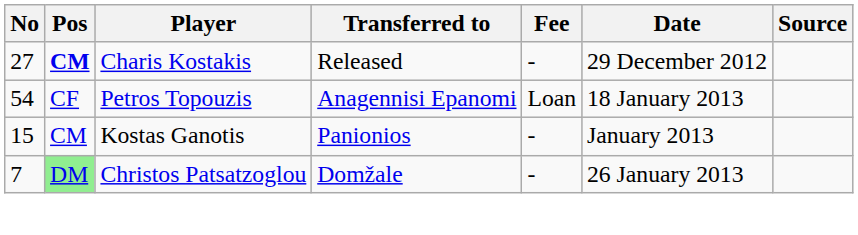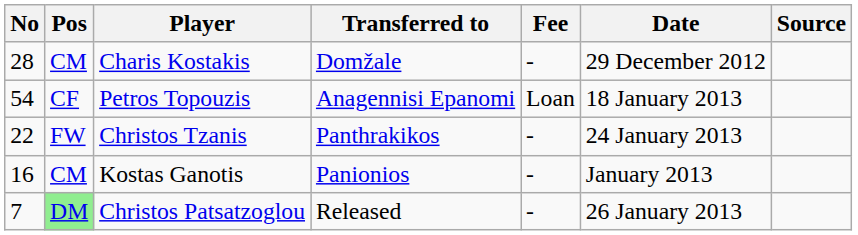(22, 60) 27 -> (22, 60) 28
(70, 60) bold -> (68, 60) normal
(360, 60) Released -> (359, 60) Domžale
+ row: (173, 135)
(22, 135) 15 -> (22, 173) 16
(360, 173) Domžale -> (359, 211) Released
